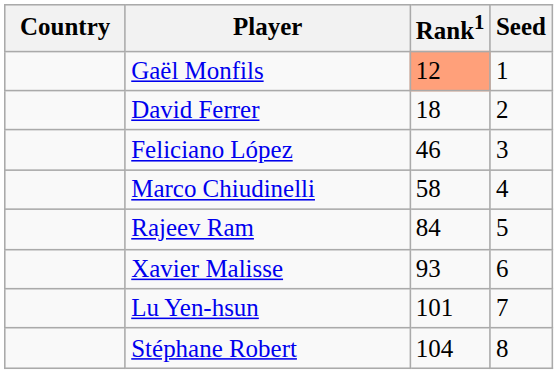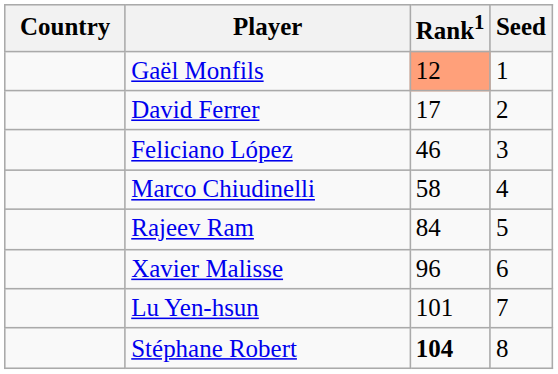(428, 110) 18 -> (428, 110) 17
(428, 268) 93 -> (428, 268) 96
(434, 347) normal -> (434, 347) bold
